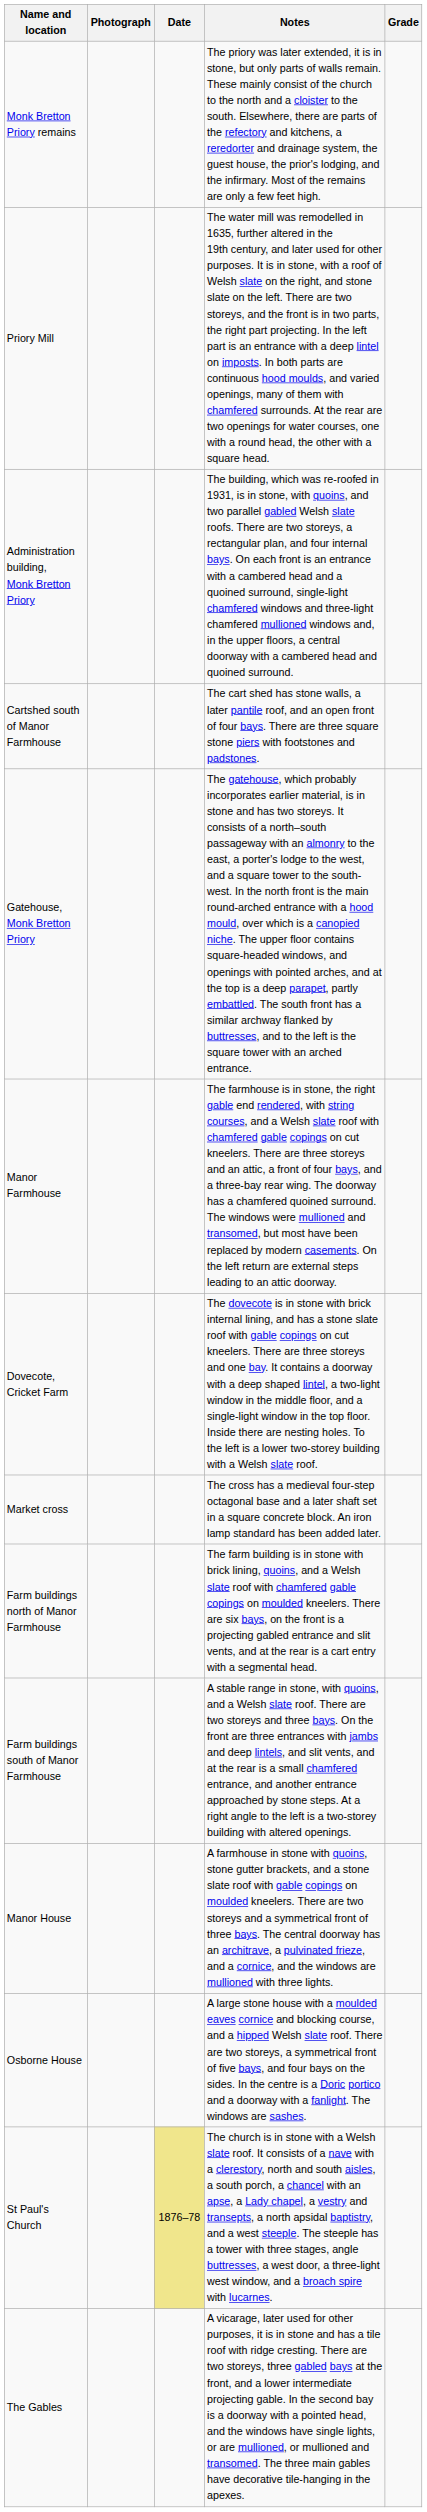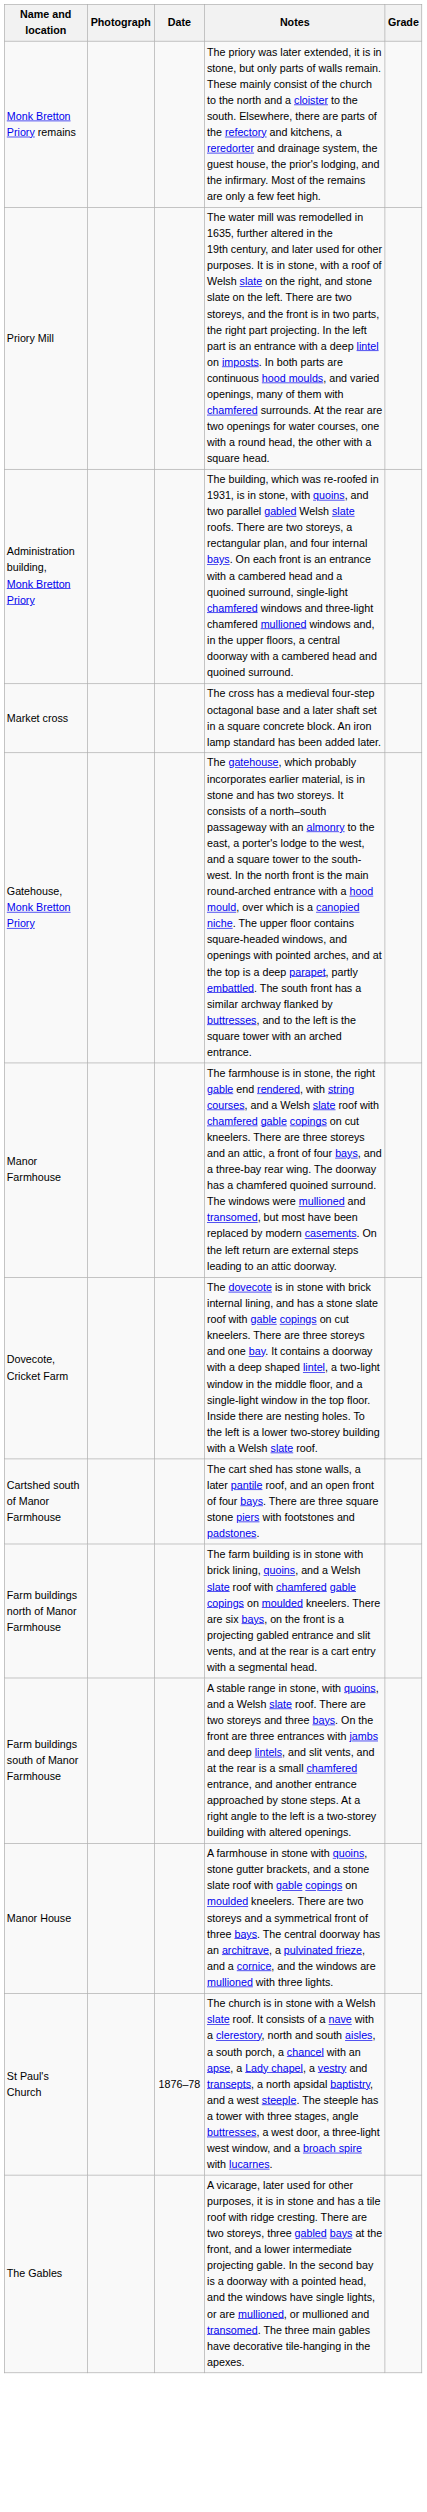rows swapped: (37, 1509) <-> (43, 726)
- row: (44, 2060)
(179, 2217) khaki background -> (179, 2084) no background
